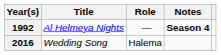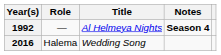columns swapped: (84, 12) <-> (145, 12)
